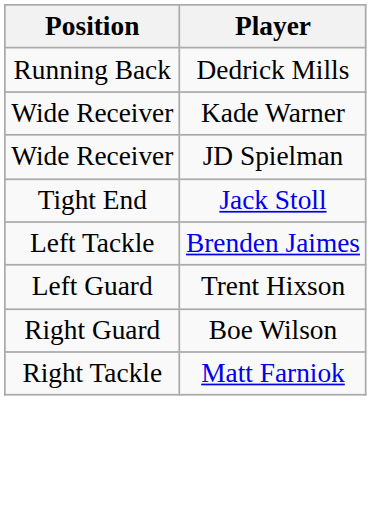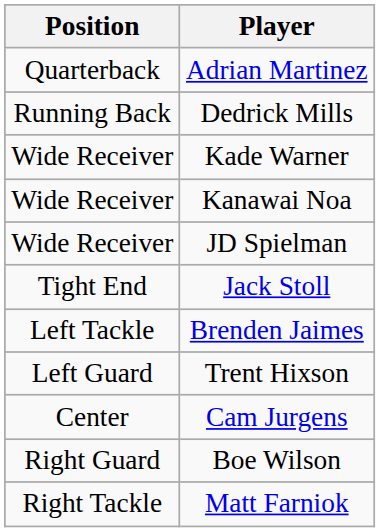+ row: (277, 69)
+ row: (277, 199)
+ row: (277, 416)
